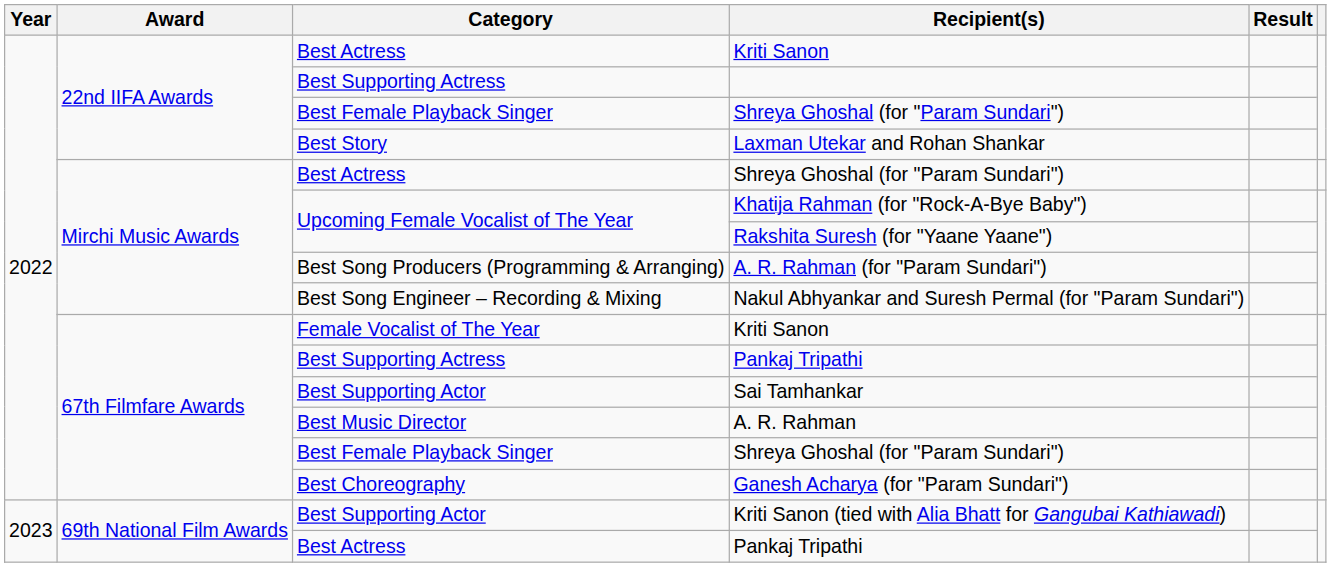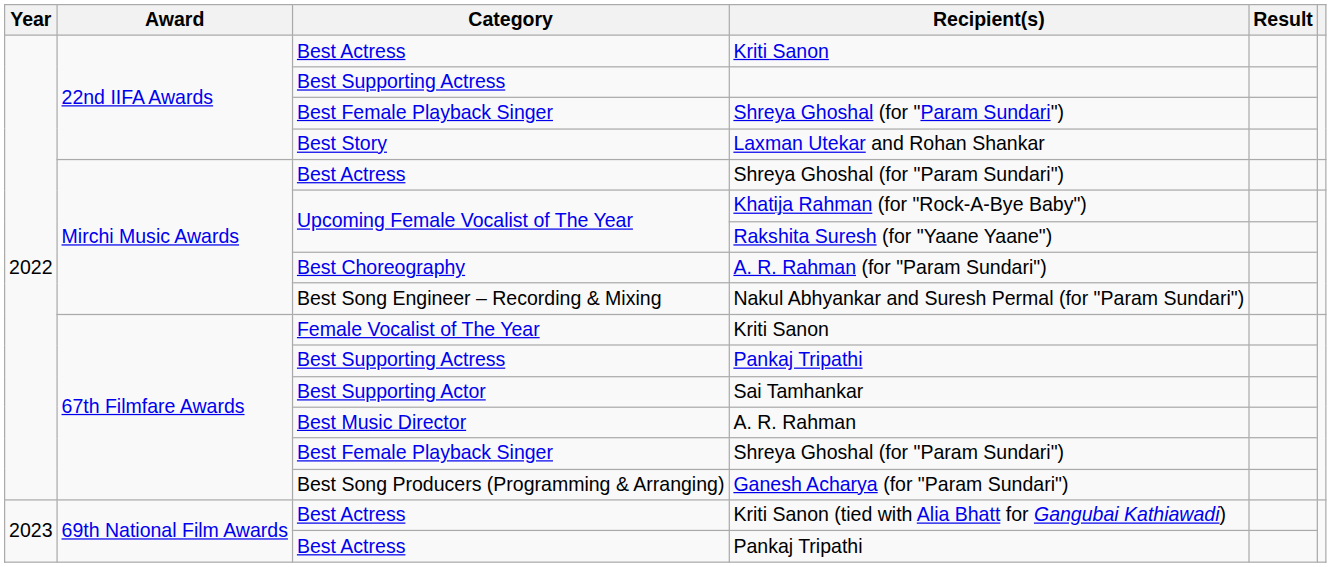(511, 267) Best Song Producers (Programming & Arranging) -> (381, 267) Best Choreography
(381, 484) Best Choreography -> (511, 484) Best Song Producers (Programming & Arranging)
(391, 515) Best Supporting Actor -> (351, 515) Best Actress
